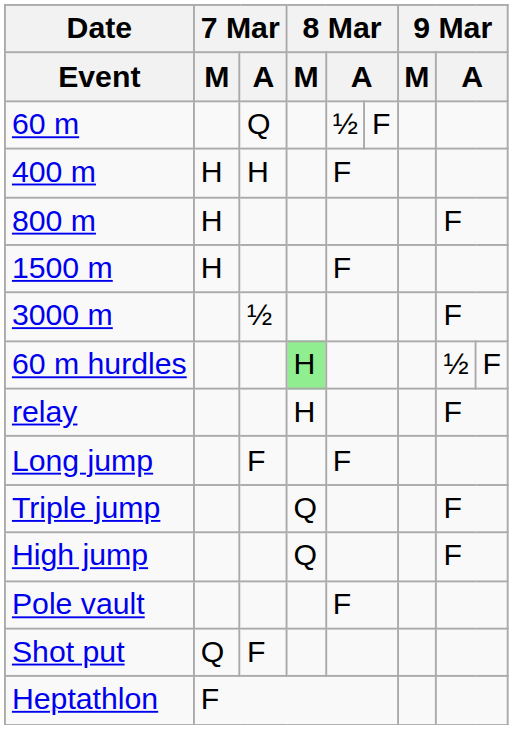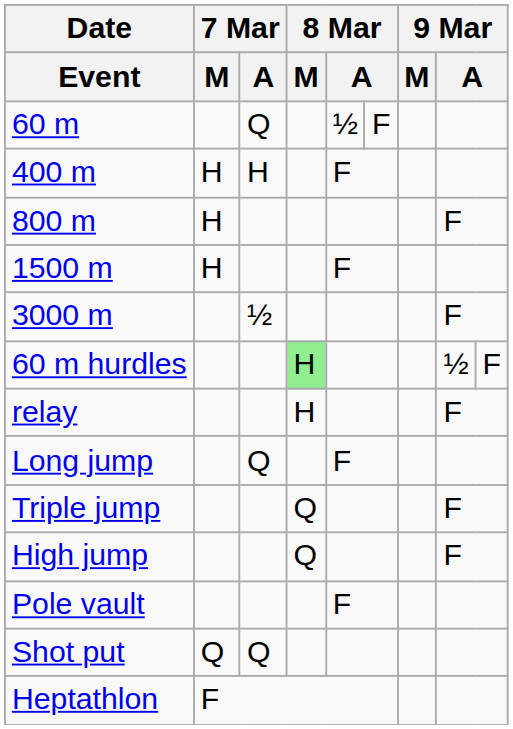(256, 460) F -> (259, 460) Q
(256, 651) F -> (259, 651) Q
